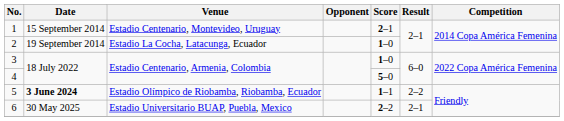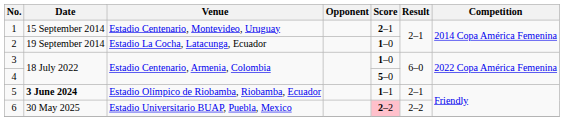(416, 92) 2–2 -> (416, 92) 2–1
(385, 108) no background -> (385, 108) pink background
(416, 108) 2–1 -> (416, 108) 2–2
